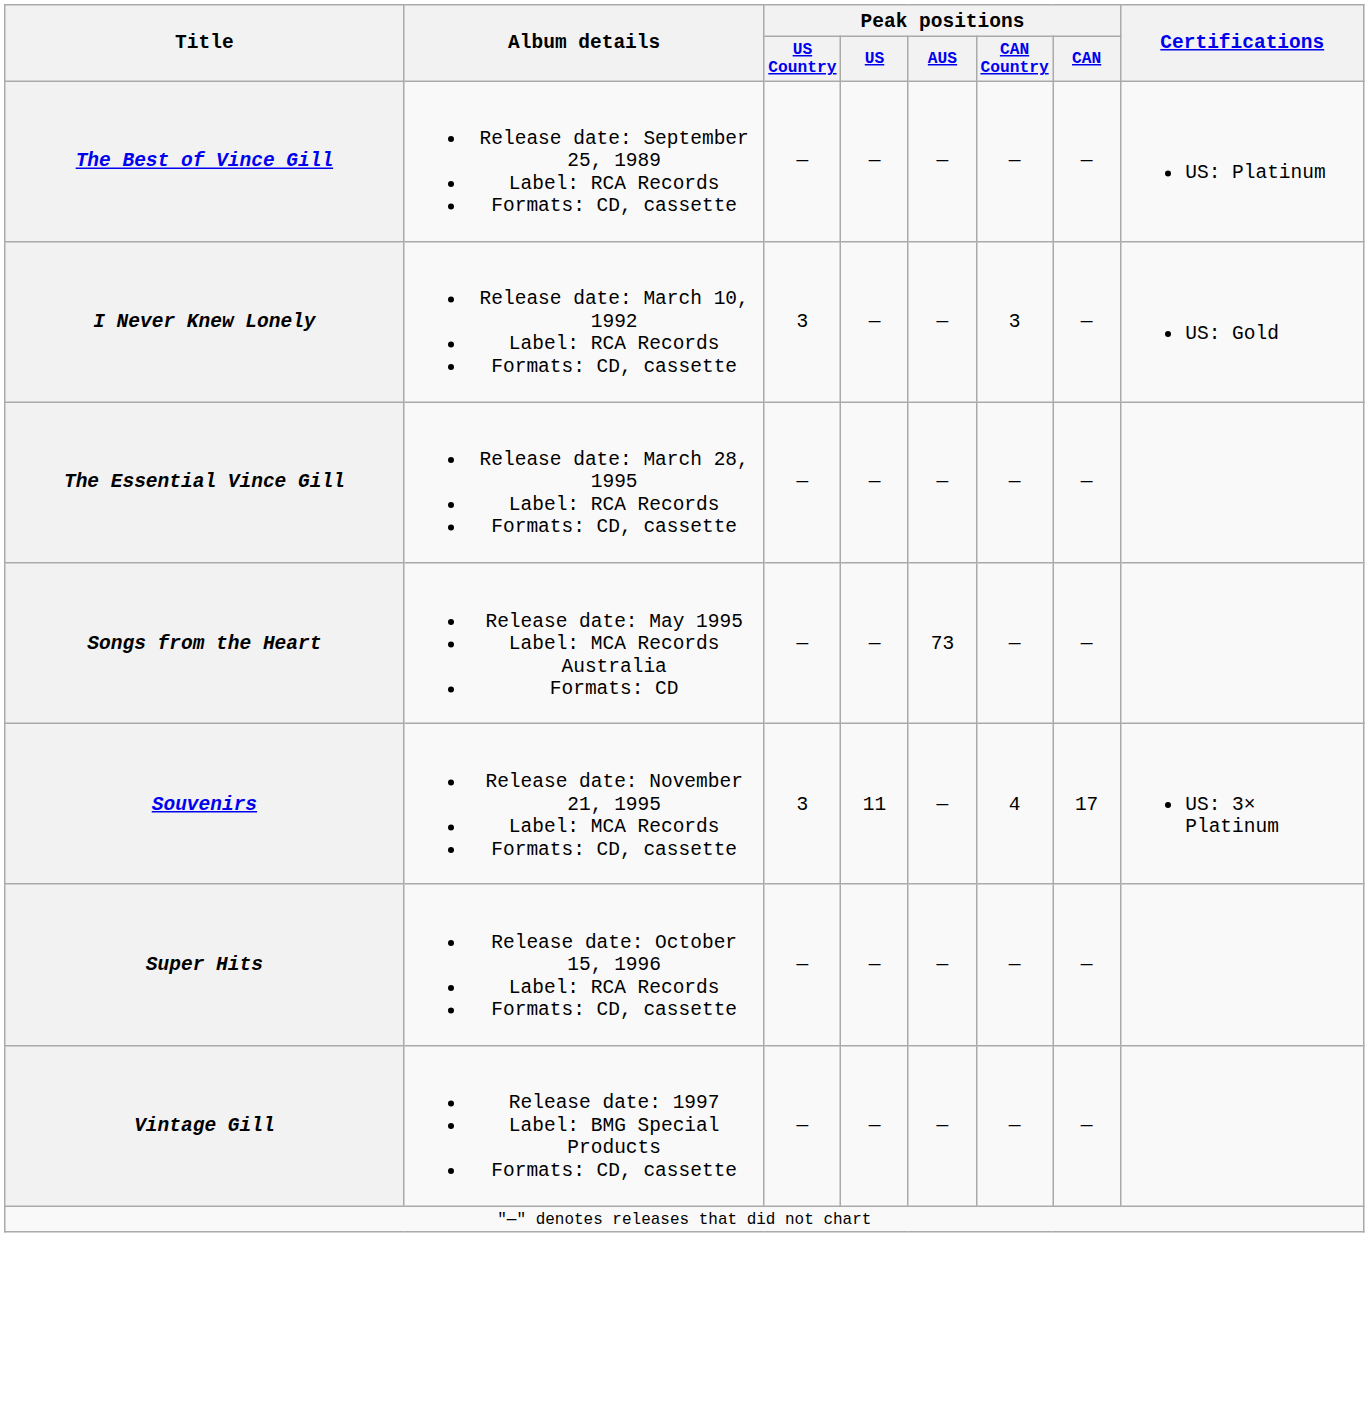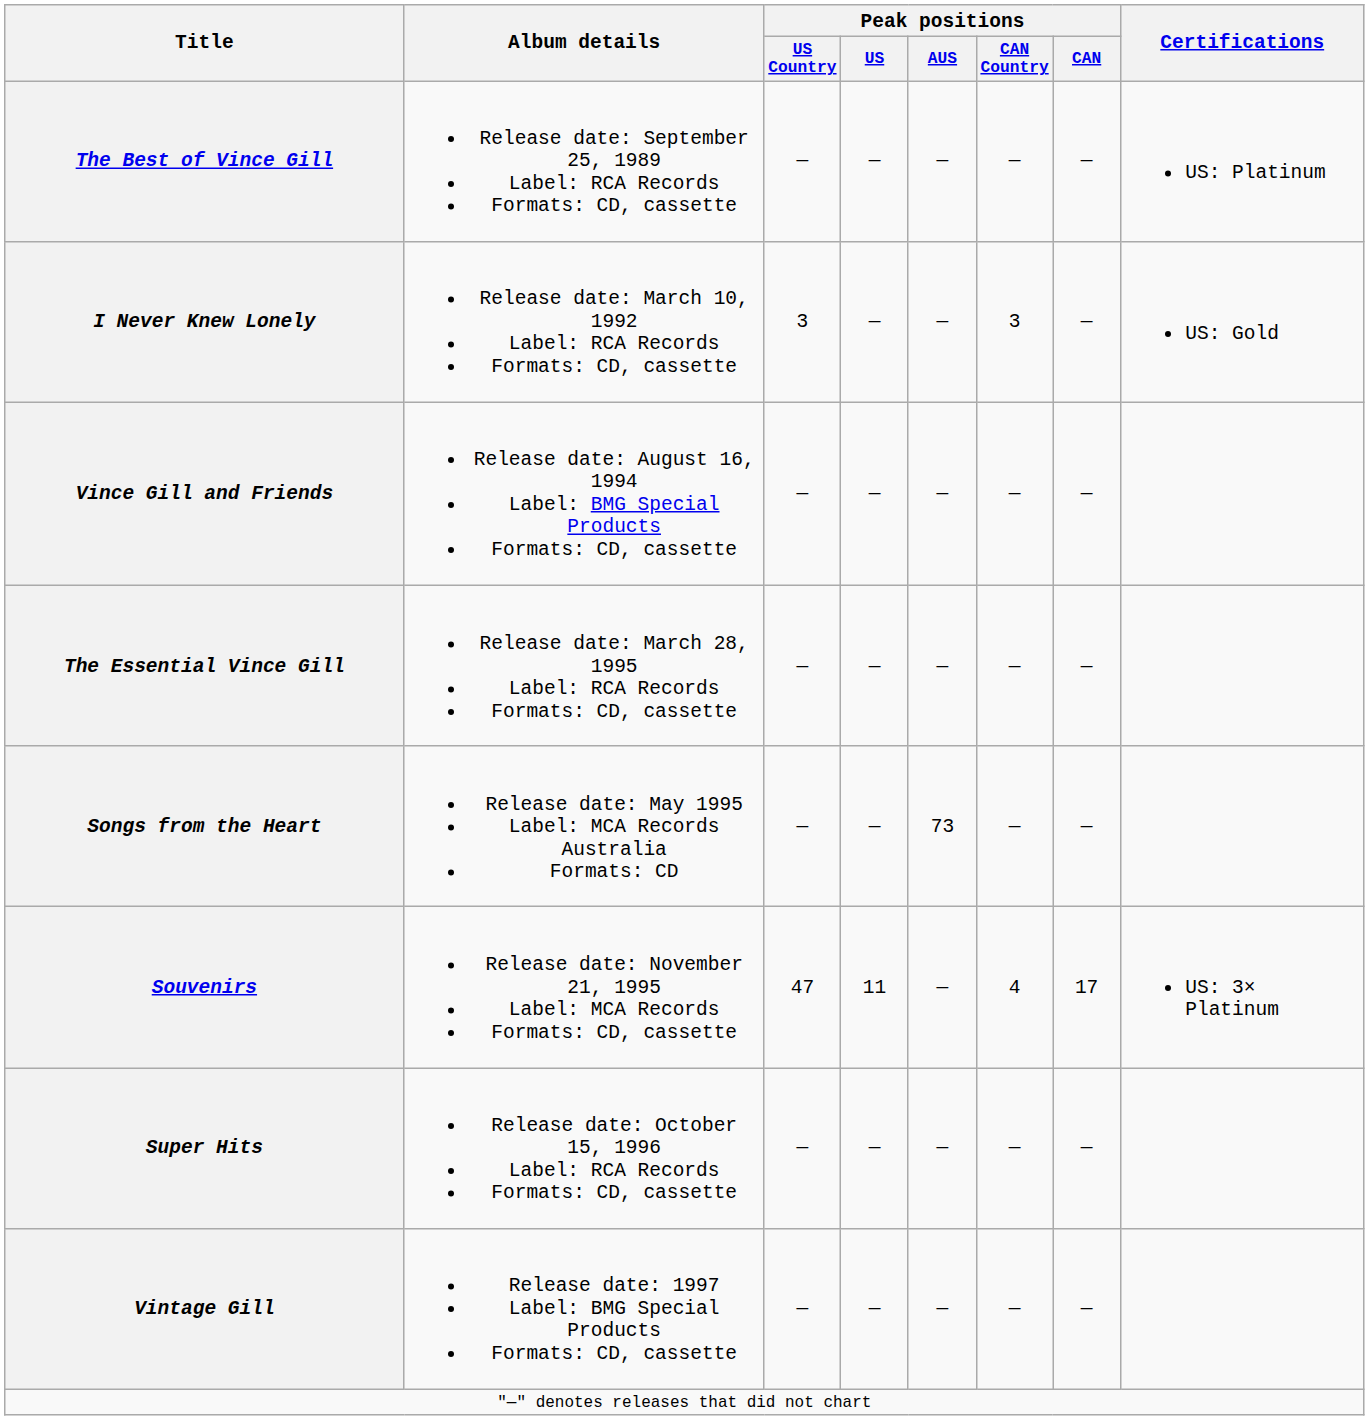+ row: (204, 494)
(802, 804) 3 -> (802, 987) 47
